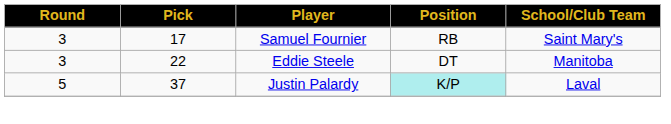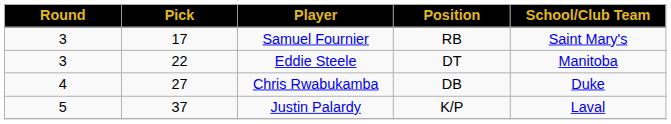+ row: (316, 84)
(448, 84) paleturquoise background -> (452, 107) no background
